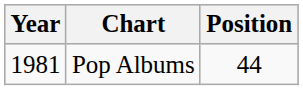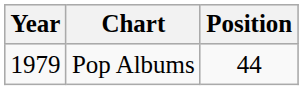(35, 63) 1981 -> (35, 63) 1979
